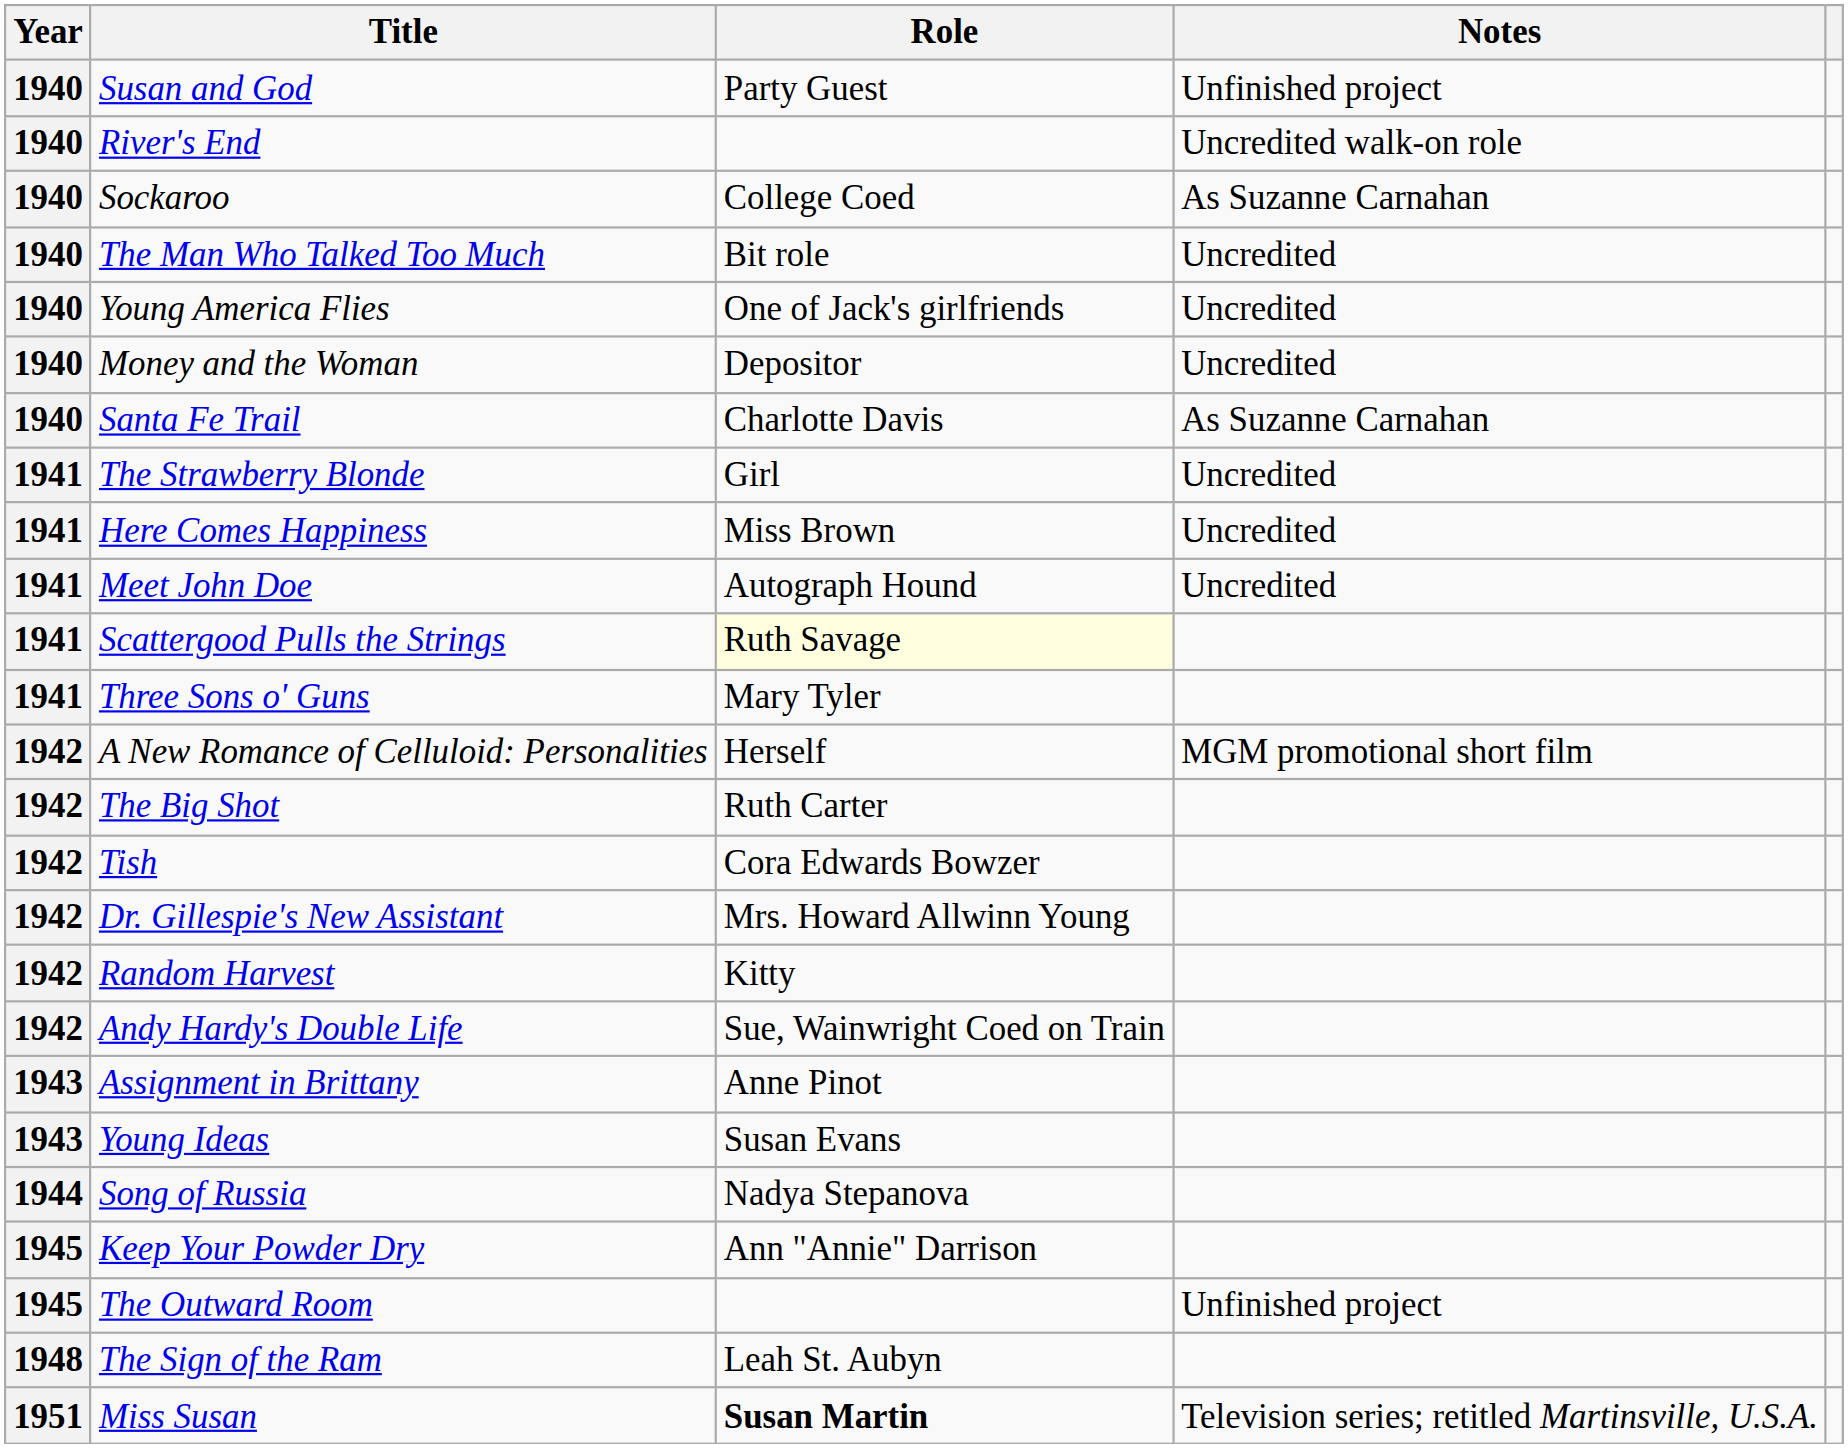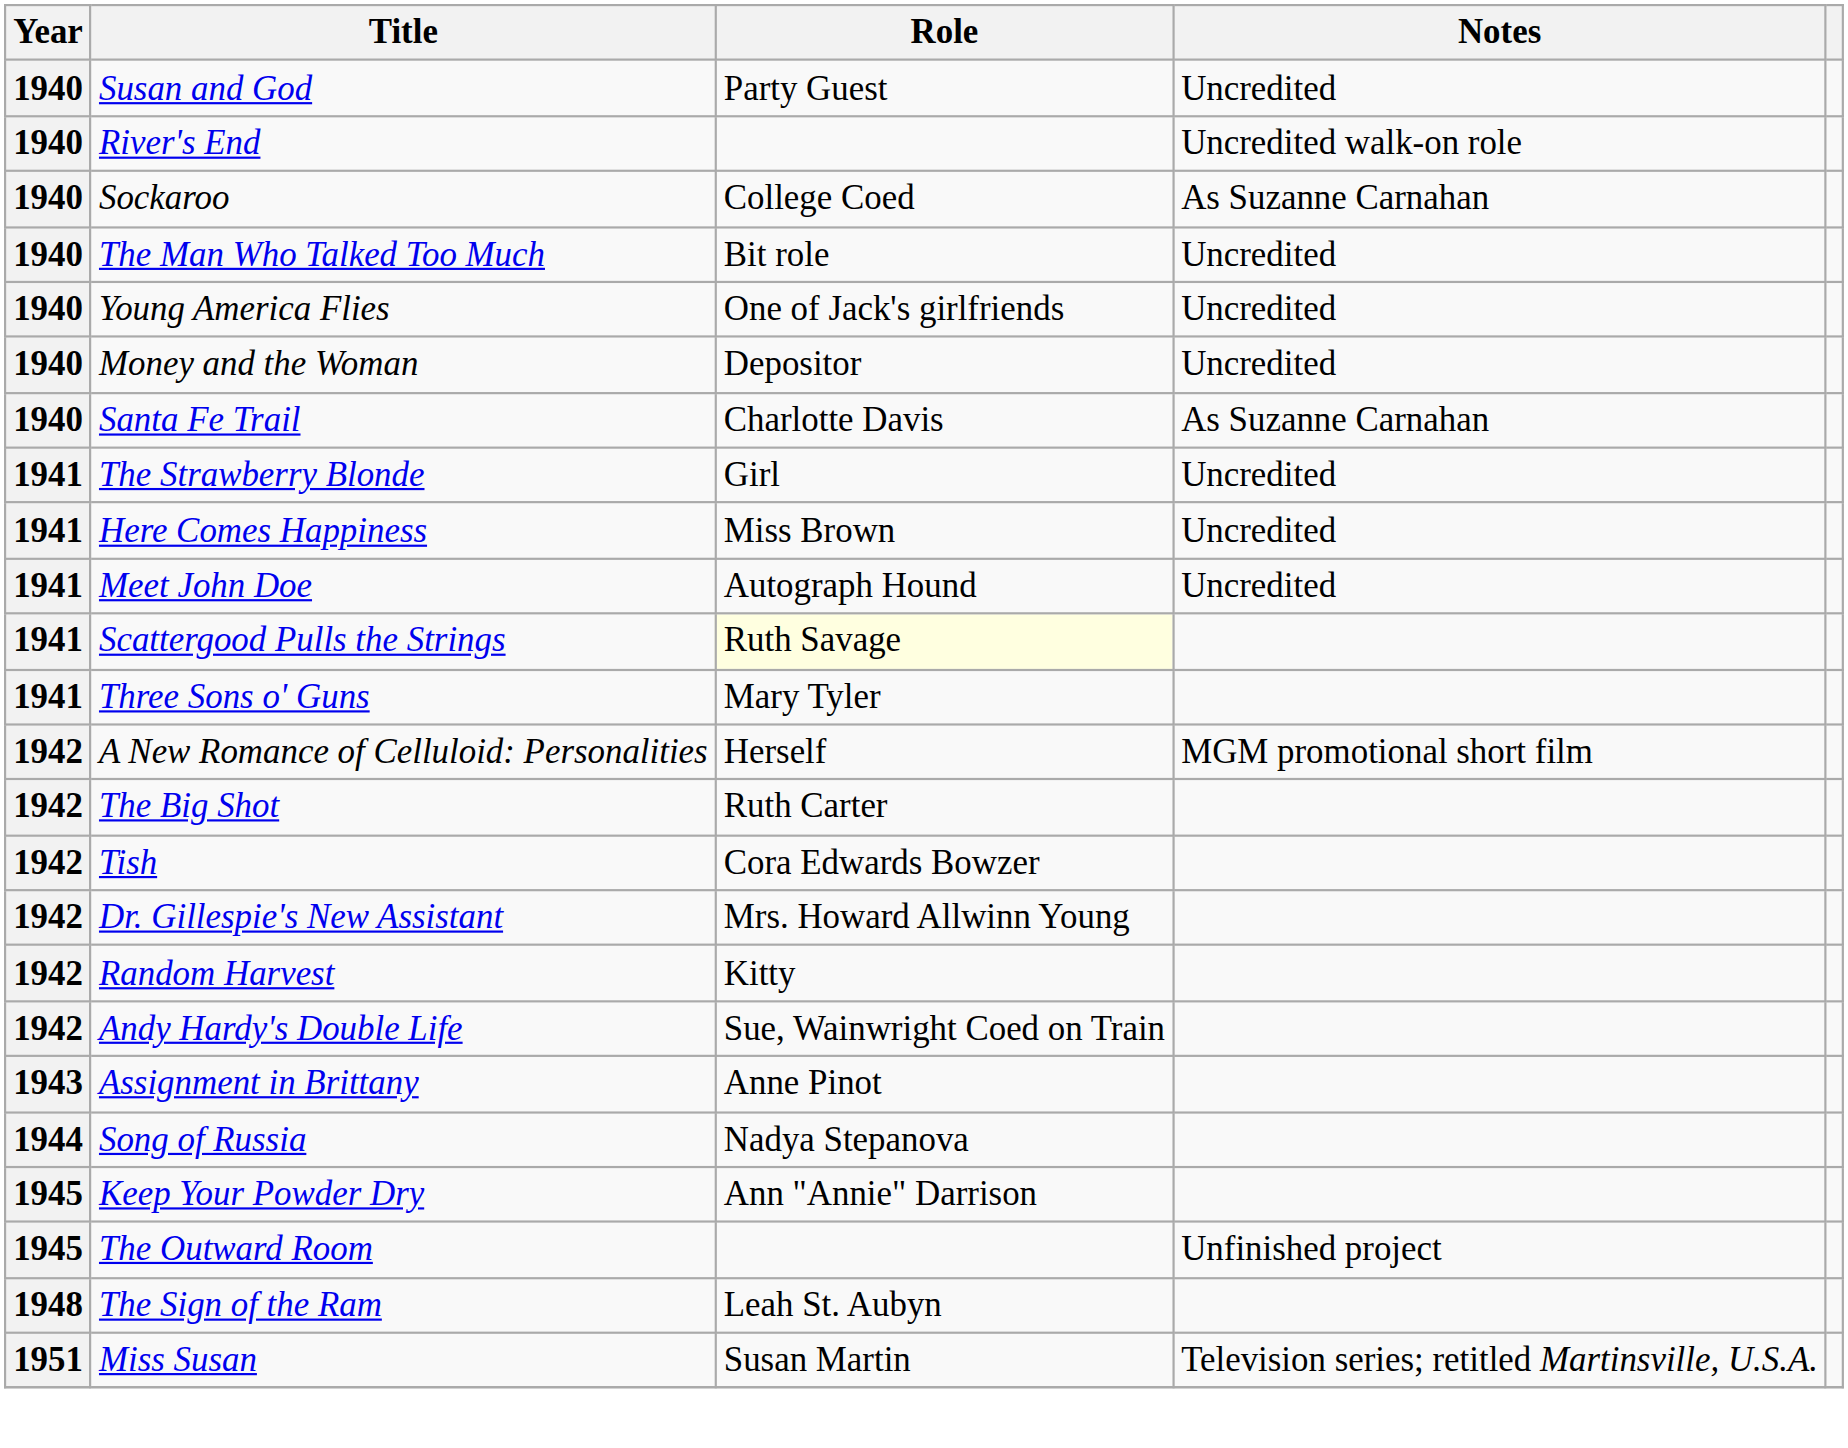(1311, 87) Unfinished project -> (1259, 87) Uncredited
- row: (184, 1138)
(826, 1415) bold -> (817, 1359) normal
